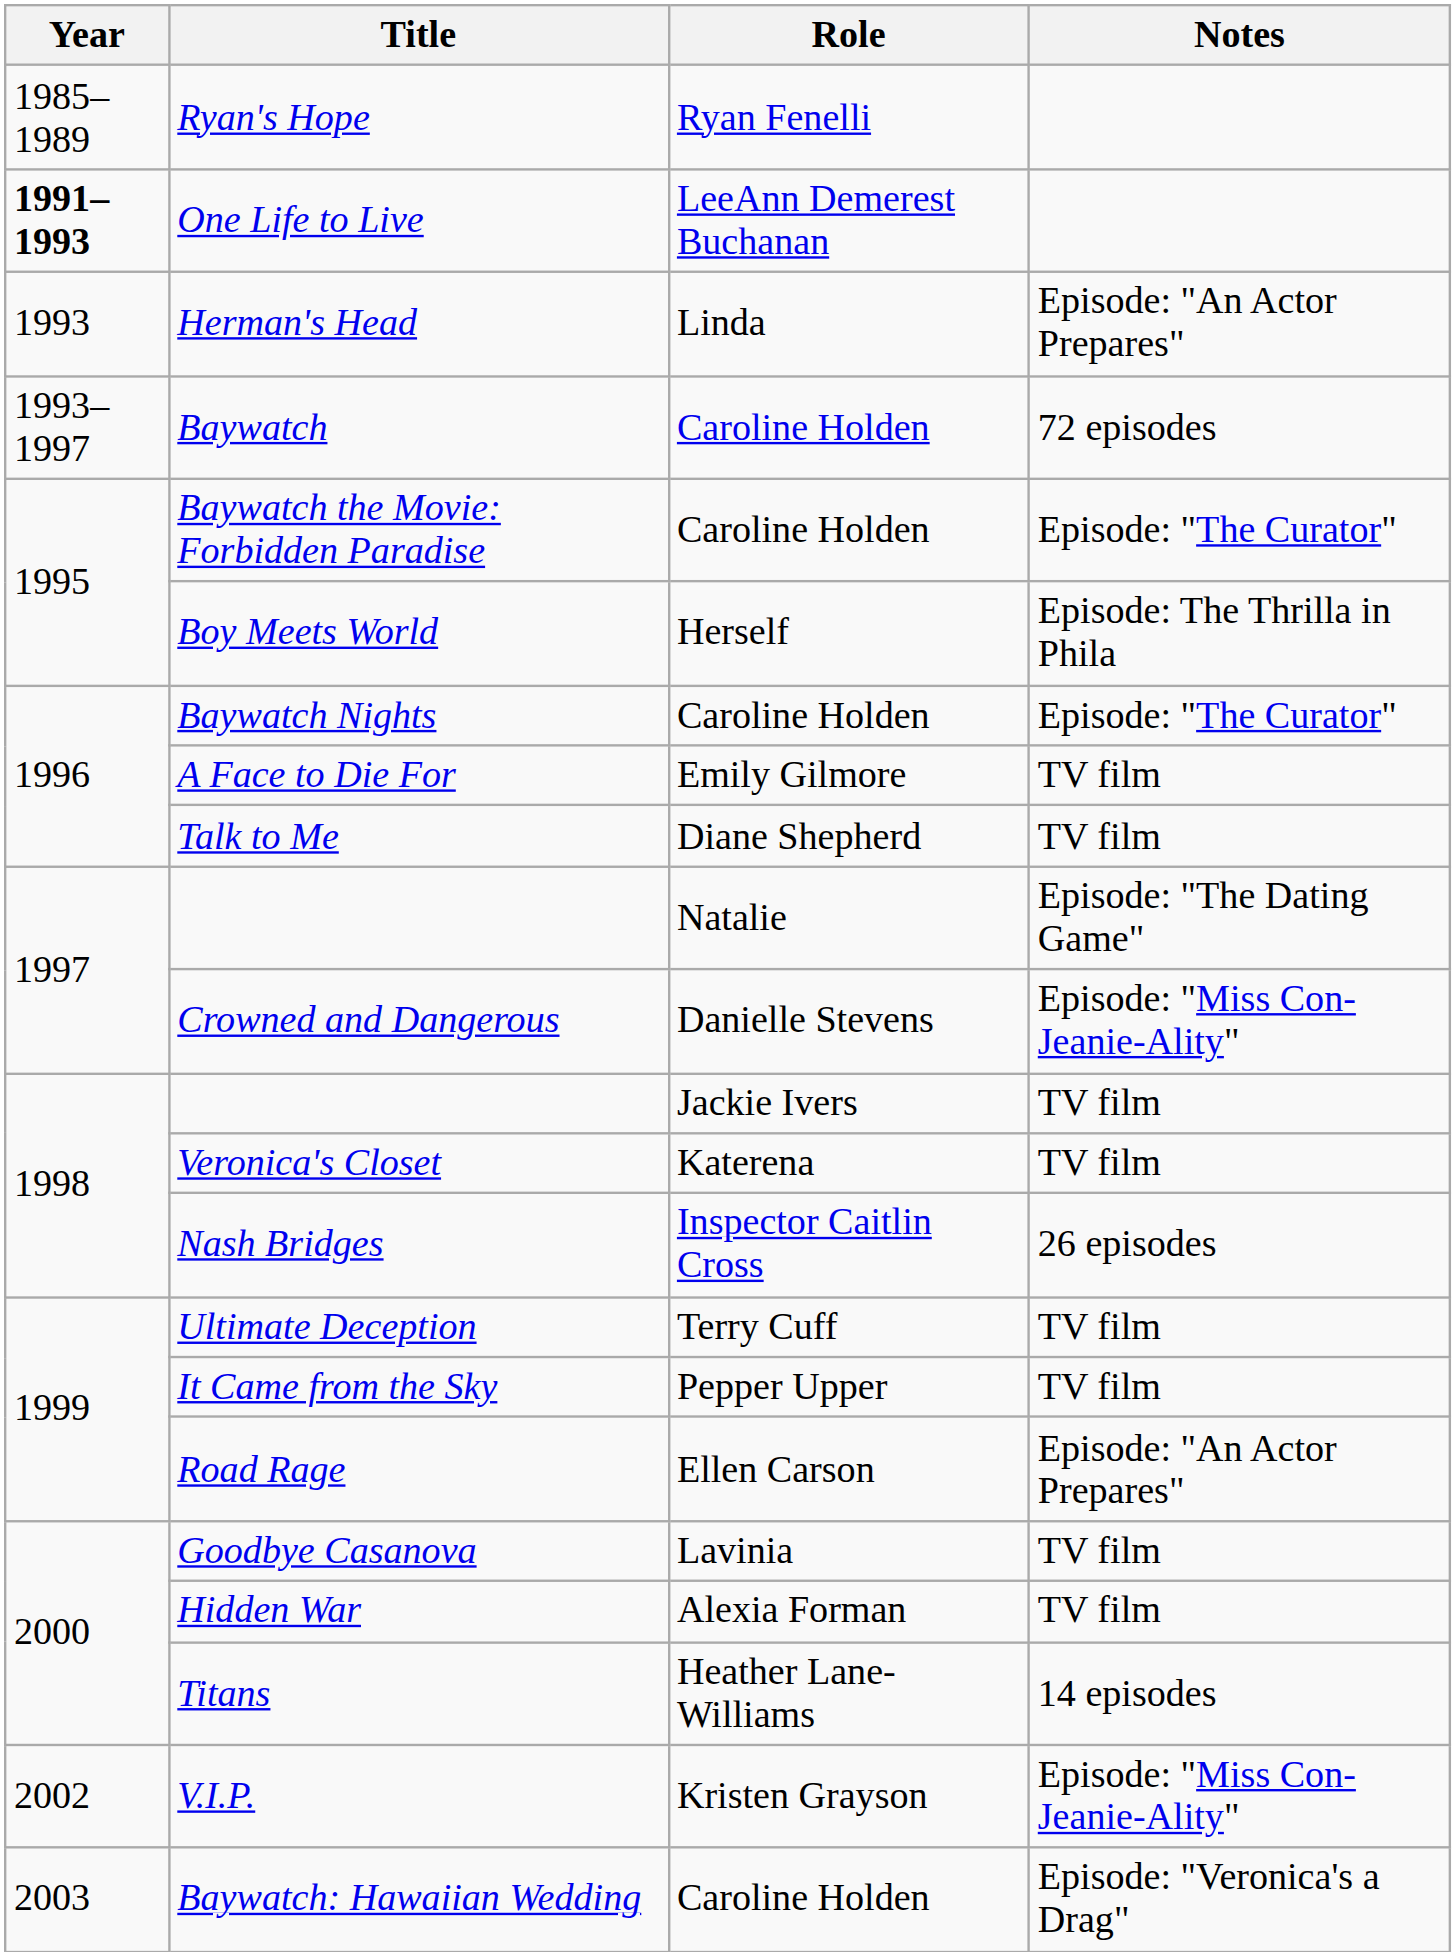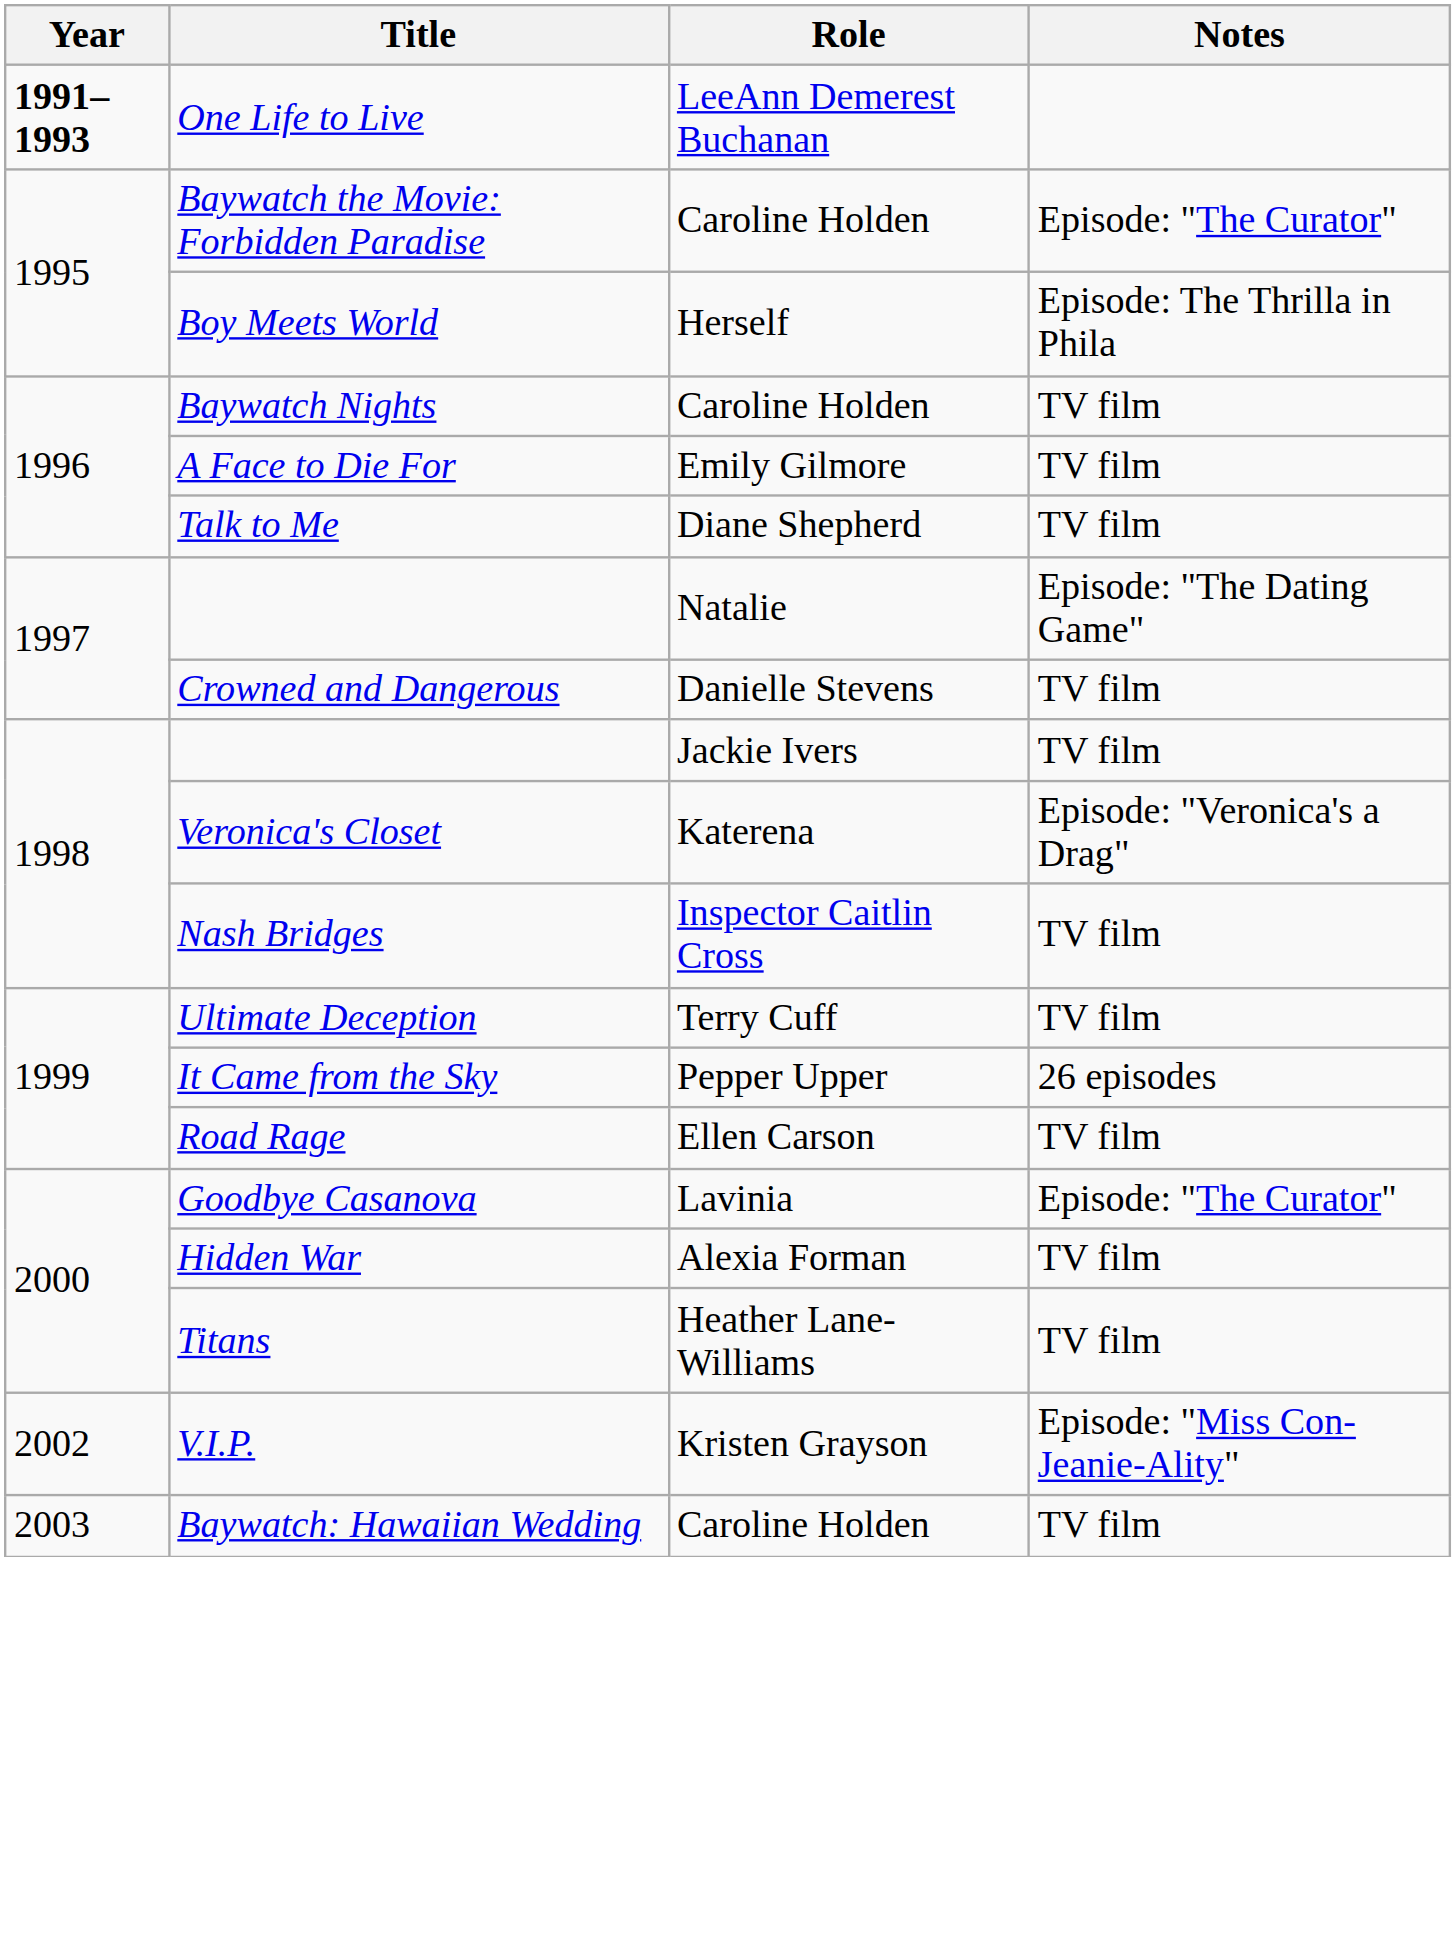- row: (274, 116)
- row: (297, 322)
- row: (252, 426)
(1217, 714) Episode: "The Curator" -> (1099, 404) TV film
(1197, 1020) Episode: "Miss Con-Jeanie-Ality" -> (1099, 689) TV film
(1099, 1162) TV film -> (1209, 831) Episode: "Veronica's a Drag"
(1127, 1244) 26 episodes -> (1099, 934) TV film
(1099, 1386) TV film -> (1127, 1076) 26 episodes
(1187, 1468) Episode: "An Actor Prepares" -> (1099, 1137) TV film
(1099, 1550) TV film -> (1217, 1197) Episode: "The Curator"
(1127, 1692) 14 episodes -> (1099, 1339) TV film
(1209, 1898) Episode: "Veronica's a Drag" -> (1099, 1524) TV film
